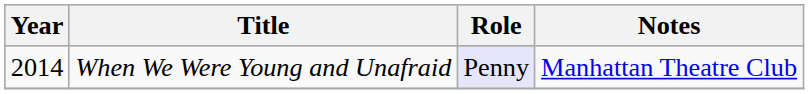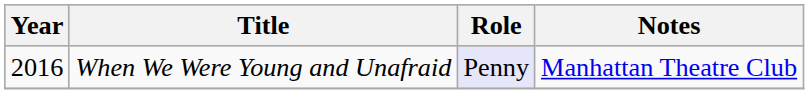(37, 66) 2014 -> (37, 66) 2016
